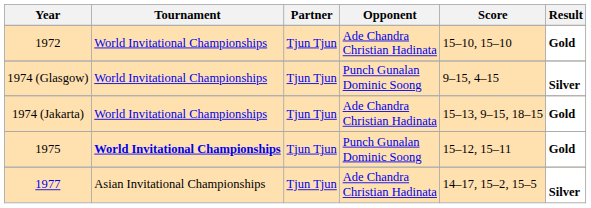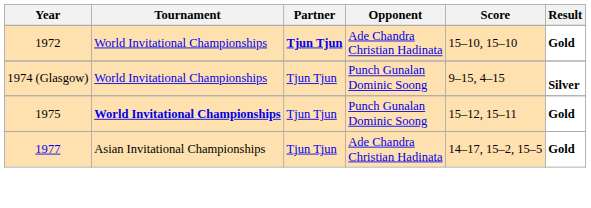(312, 43) normal -> (315, 43) bold
- row: (48, 114)
(564, 192) Silver -> (561, 149) Gold
